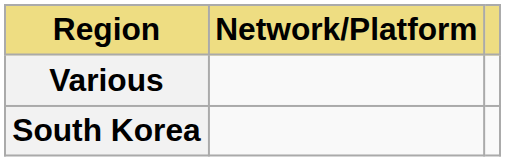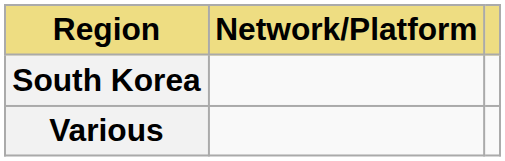rows swapped: (106, 130) <-> (106, 79)
